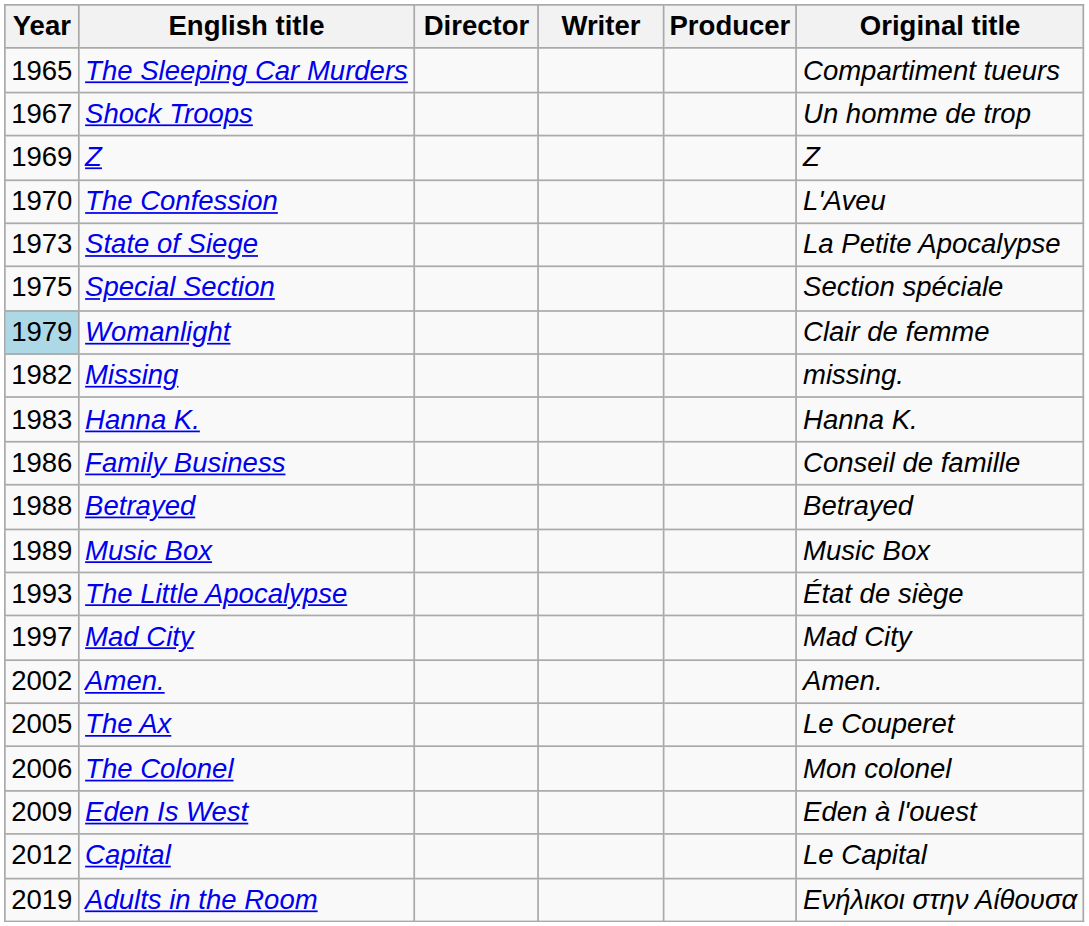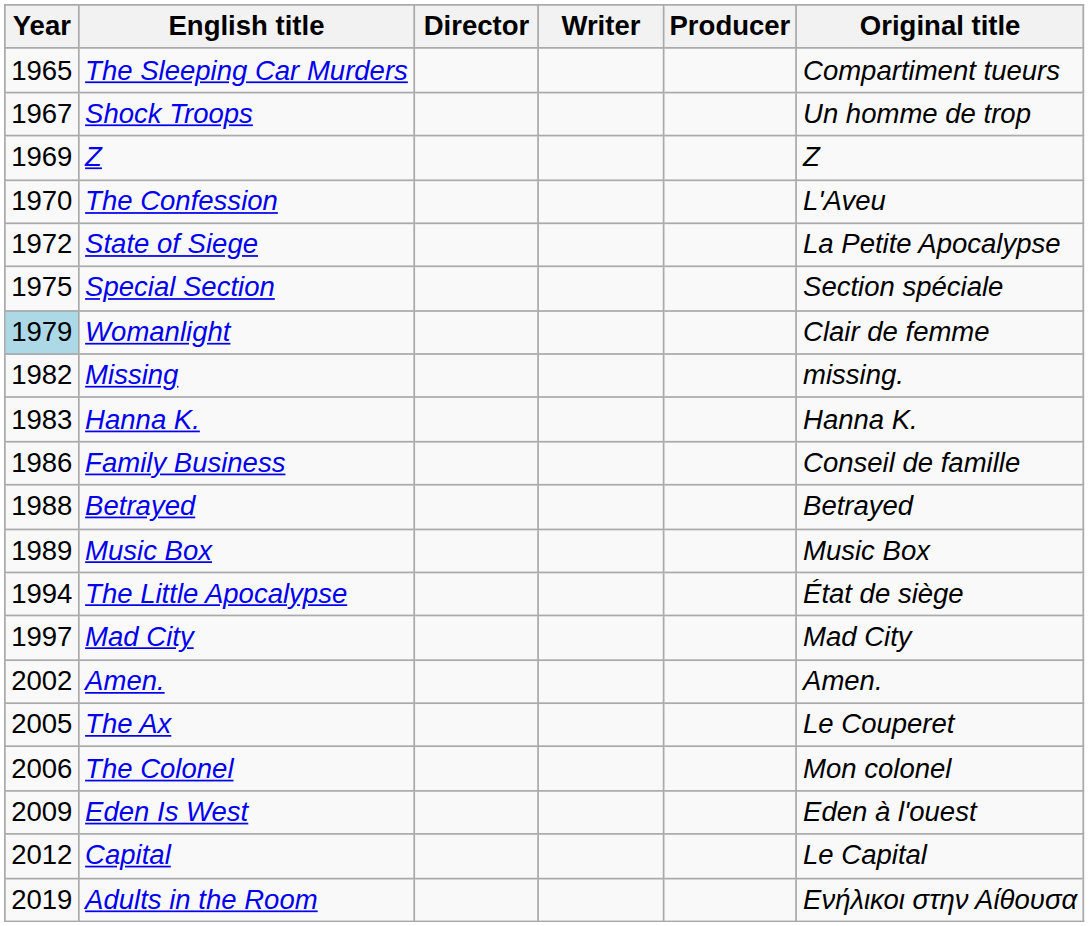(42, 244) 1973 -> (42, 244) 1972
(42, 593) 1993 -> (42, 593) 1994
